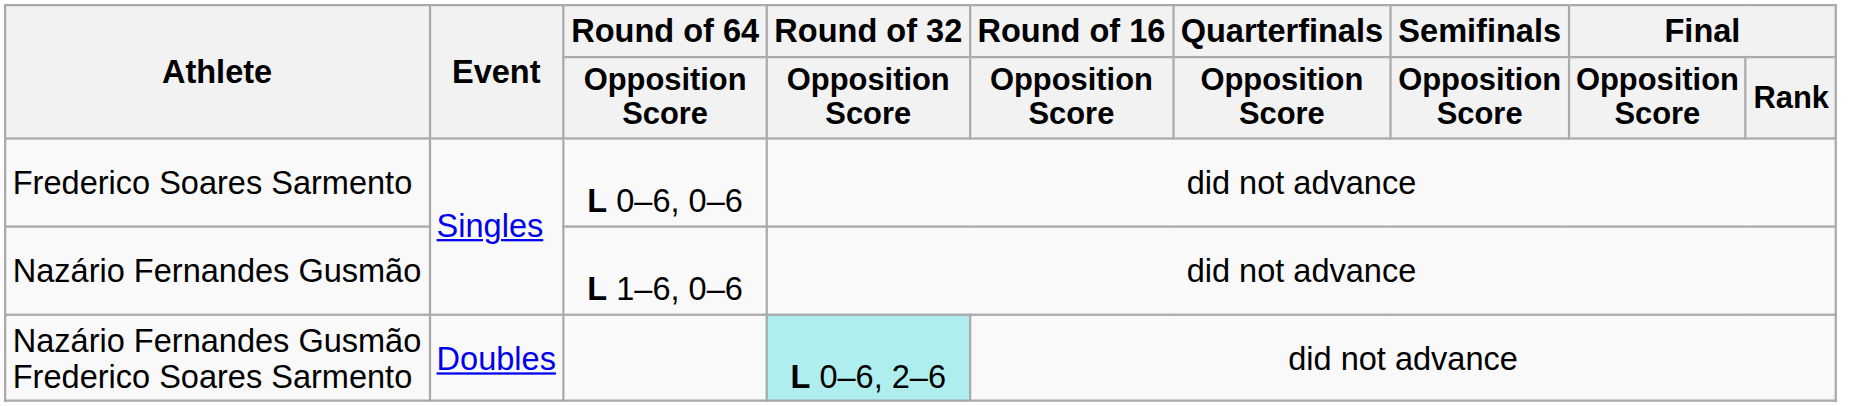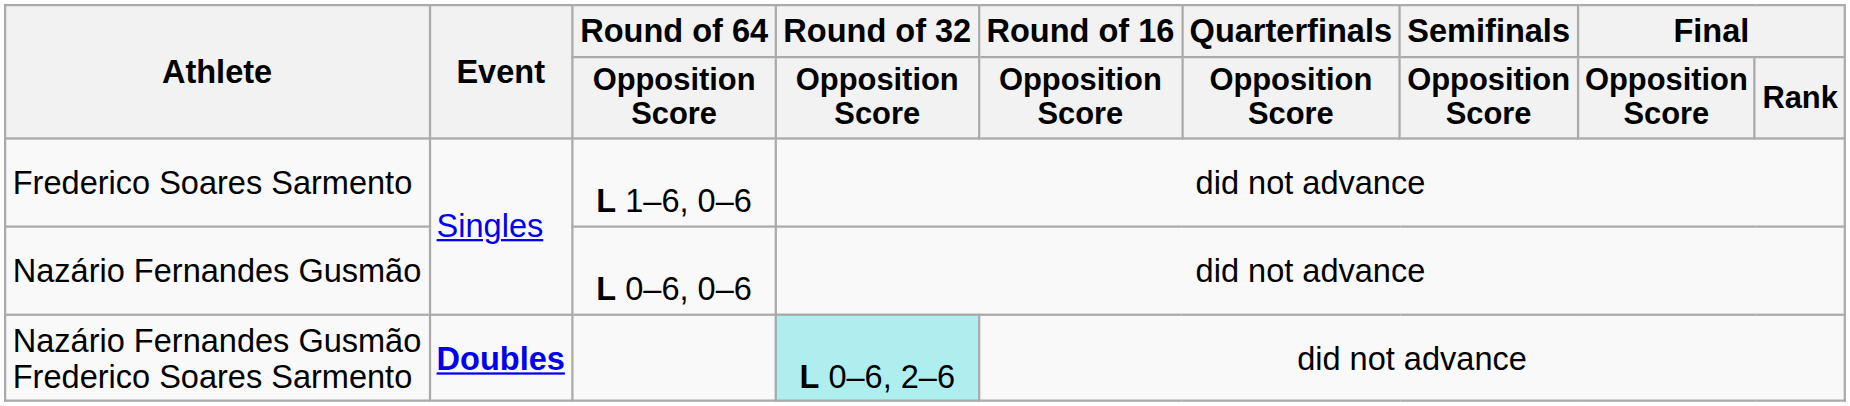(665, 201) L 0–6, 0–6 -> (674, 201) L 1–6, 0–6
(665, 289) L 1–6, 0–6 -> (674, 289) L 0–6, 0–6
(496, 358) normal -> (501, 358) bold
